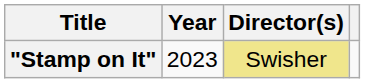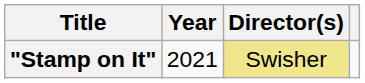(192, 58) 2023 -> (192, 58) 2021
